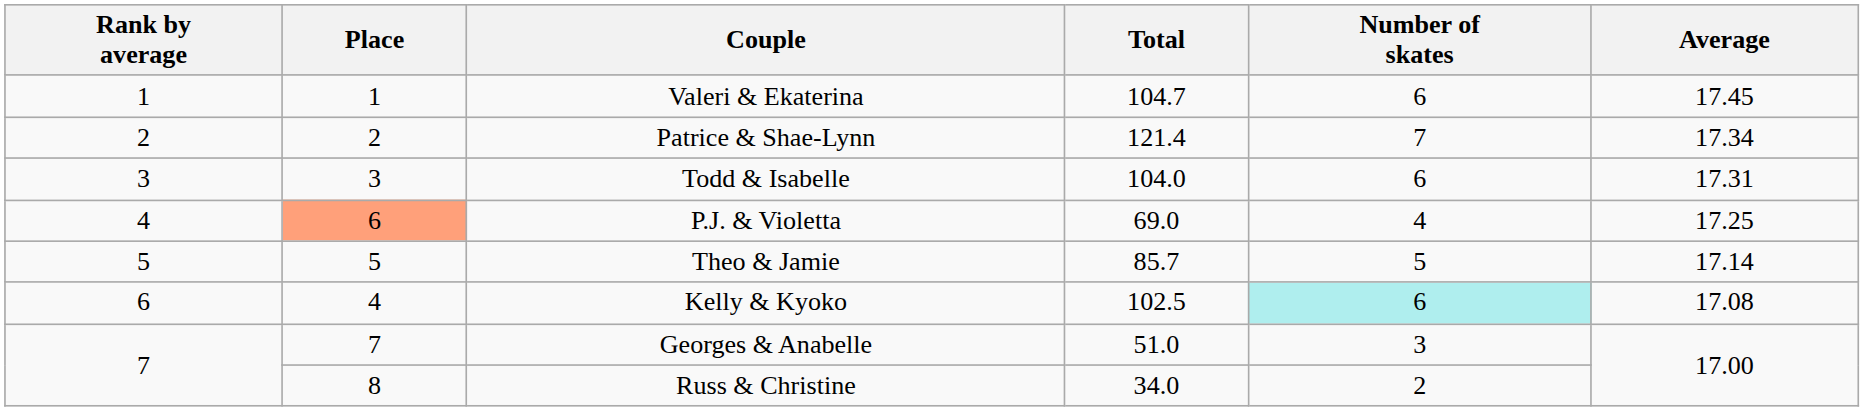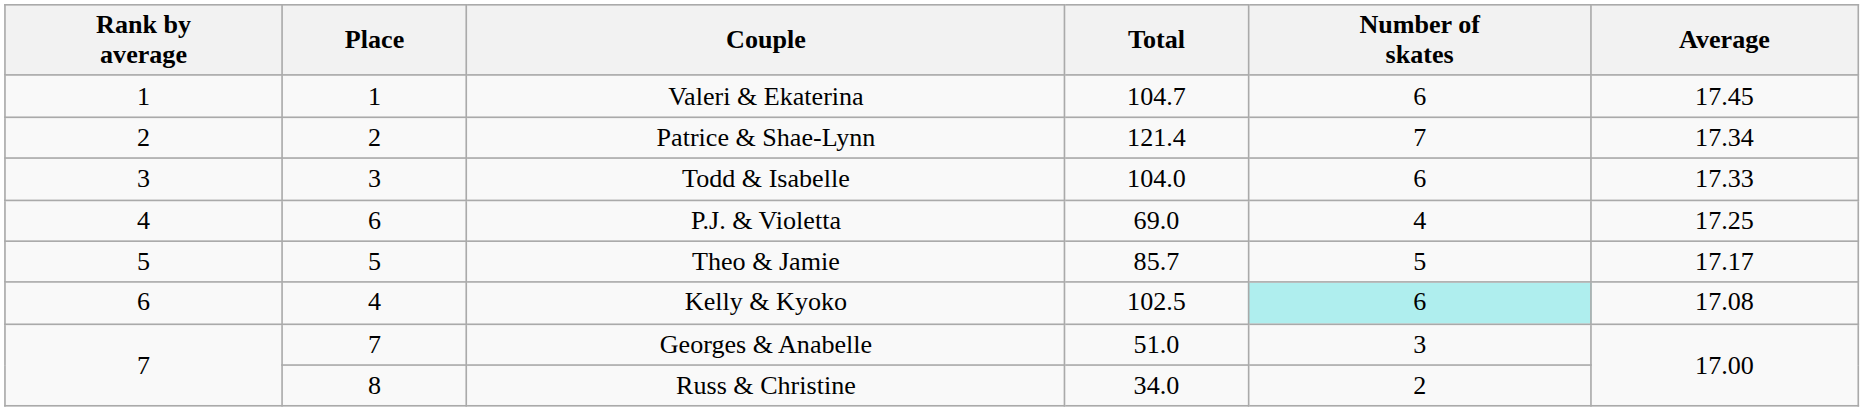(1724, 178) 17.31 -> (1724, 178) 17.33
(375, 219) lightsalmon background -> (375, 219) no background
(1724, 261) 17.14 -> (1724, 261) 17.17
